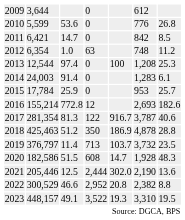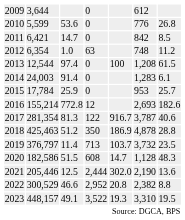(167, 64) 25.3 -> (167, 64) 61.5
(145, 158) 1,928 -> (145, 158) 1,128
